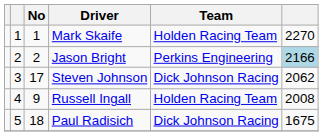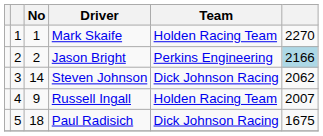(37, 78) 17 -> (37, 78) 14
(300, 99) 2008 -> (300, 99) 2007
